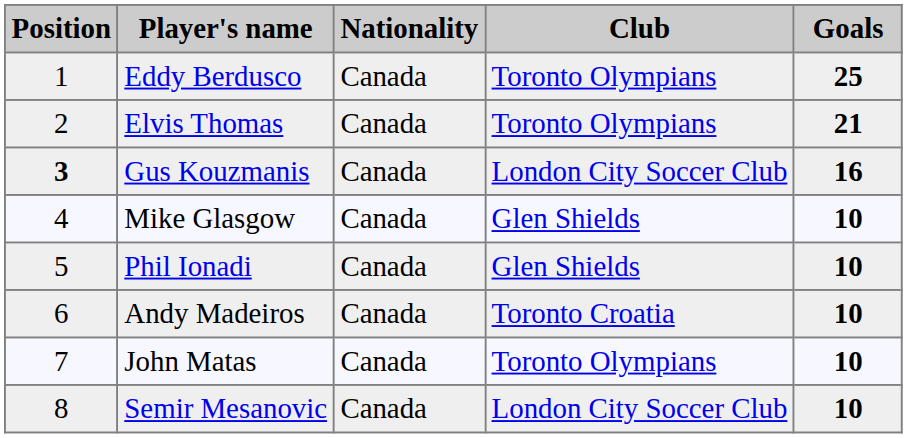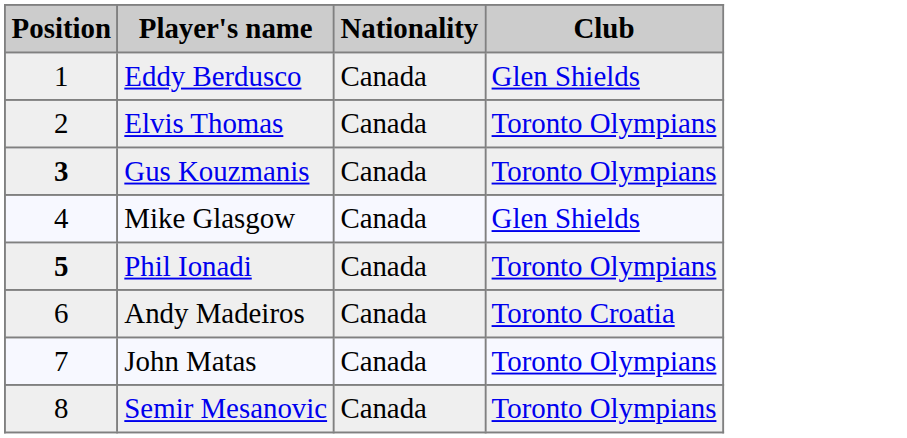- column: (848, 28)
(604, 75) Toronto Olympians -> (566, 75) Glen Shields
(639, 170) London City Soccer Club -> (604, 170) Toronto Olympians
(61, 265) normal -> (61, 265) bold
(566, 265) Glen Shields -> (604, 265) Toronto Olympians
(639, 408) London City Soccer Club -> (604, 408) Toronto Olympians
